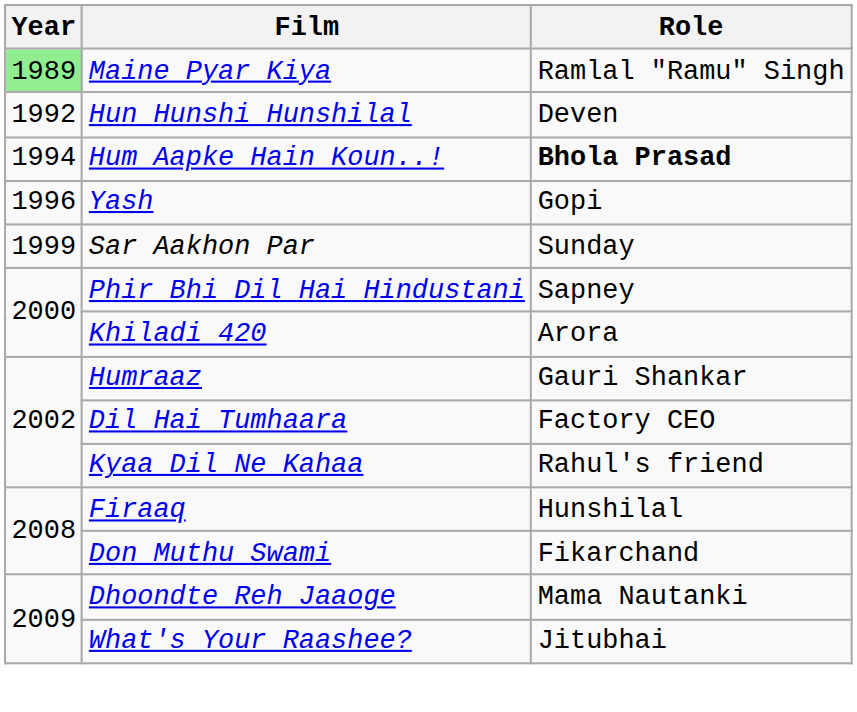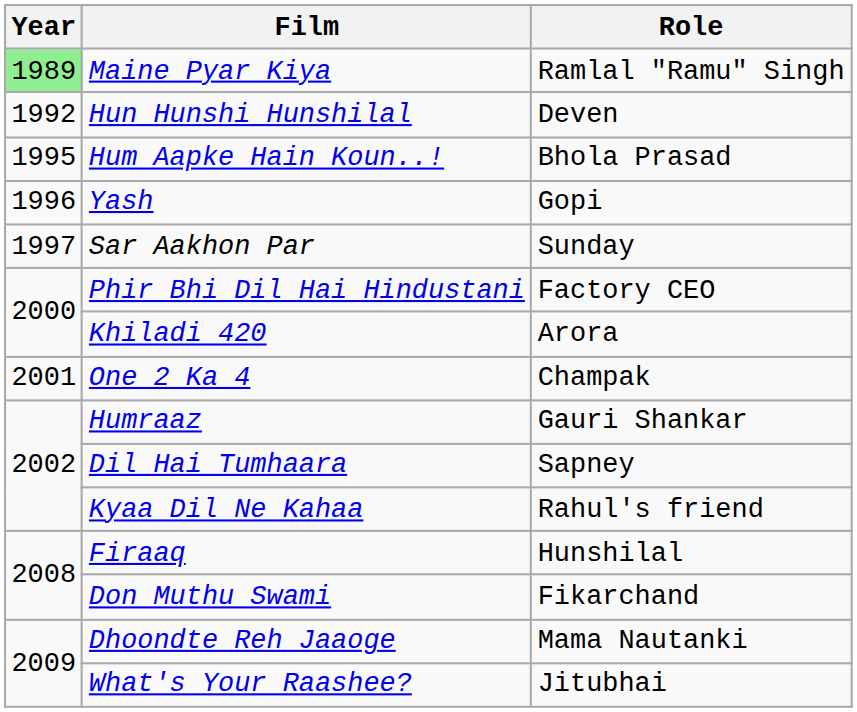(44, 159) 1994 -> (44, 159) 1995
(635, 159) bold -> (635, 159) normal
(44, 246) 1999 -> (44, 246) 1997
(586, 290) Sapney -> (627, 290) Factory CEO
+ row: (170, 378)
(627, 422) Factory CEO -> (586, 466) Sapney
